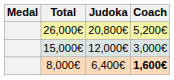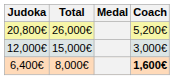columns swapped: (23, 13) <-> (108, 13)
